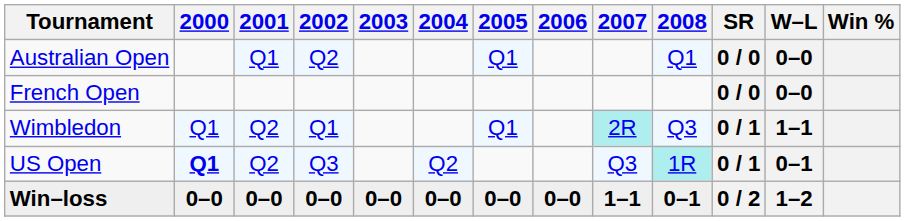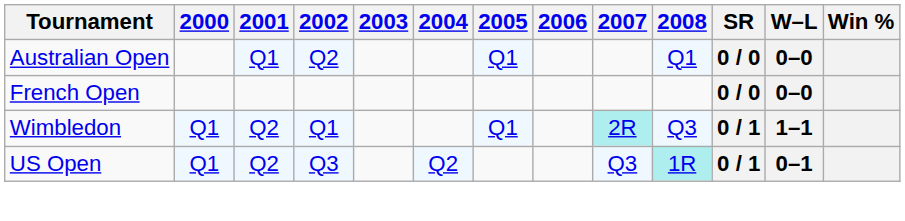(204, 163) bold -> (204, 163) normal
- row: (59, 198)
